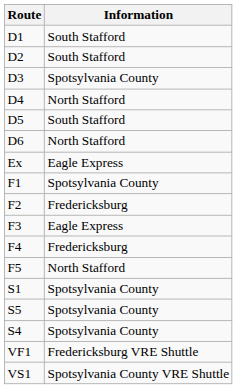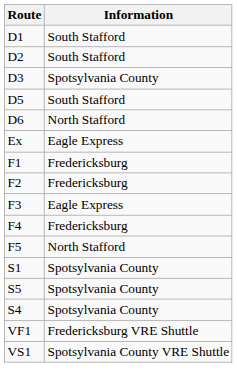- row: (16, 99)
(103, 183) Spotsylvania County -> (88, 162) Fredericksburg
